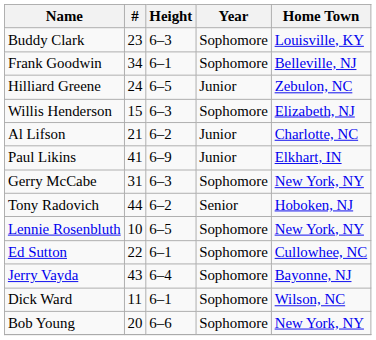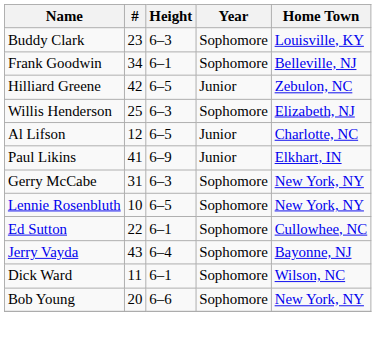(135, 87) 24 -> (135, 87) 42
(135, 110) 15 -> (135, 110) 25
(135, 134) 21 -> (135, 134) 12
(160, 134) 6–2 -> (160, 134) 6–5
- row: (53, 205)
